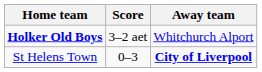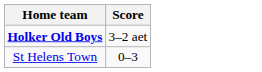- column: (203, 15)
